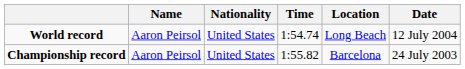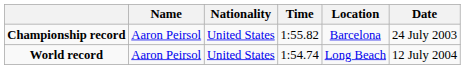rows swapped: (66, 34) <-> (66, 54)
